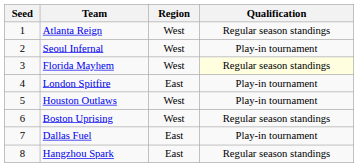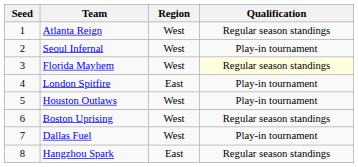(174, 136) East -> (174, 136) West
